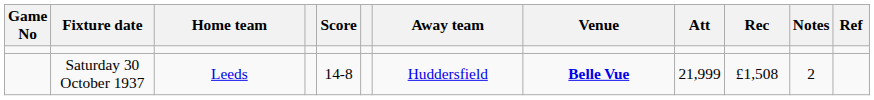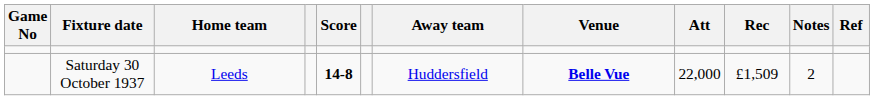(339, 74) normal -> (339, 74) bold
(700, 74) 21,999 -> (700, 74) 22,000
(757, 74) £1,508 -> (757, 74) £1,509
